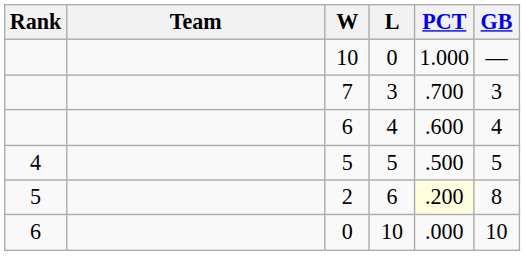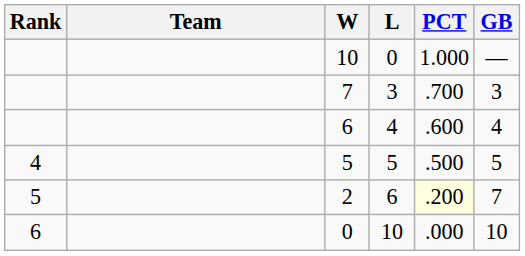(497, 197) 8 -> (497, 197) 7
